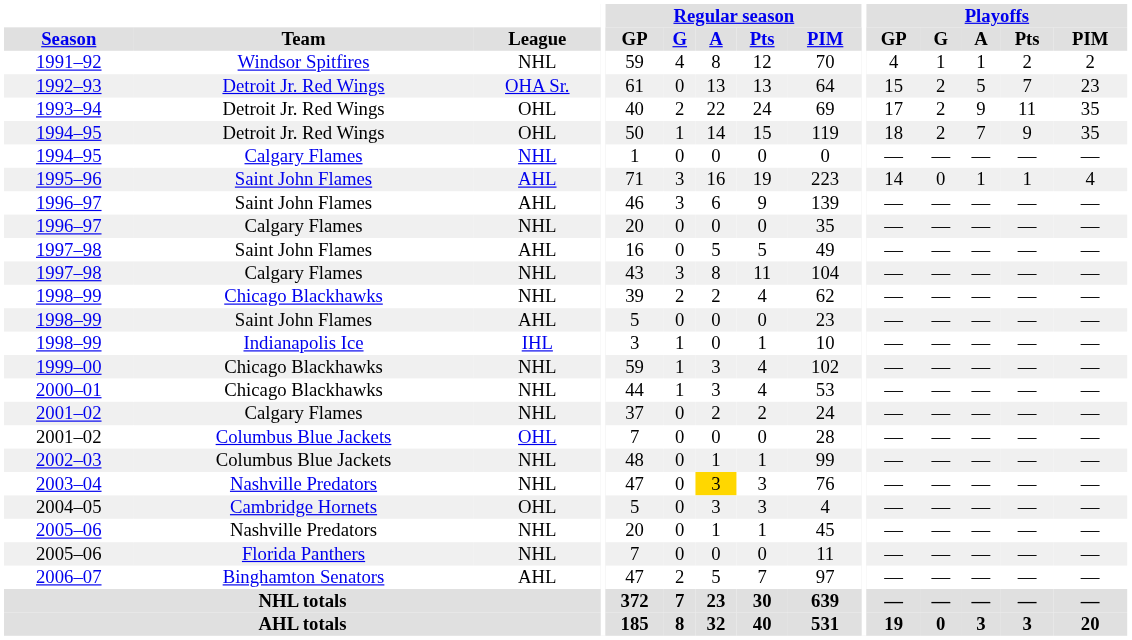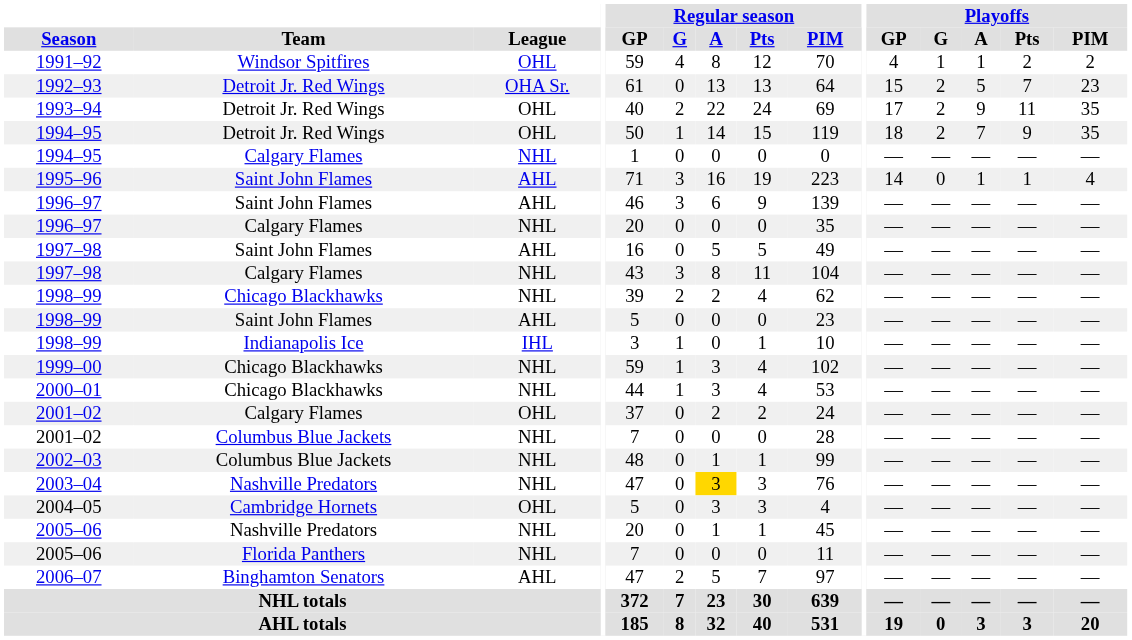(537, 62) NHL -> (537, 62) OHL
(537, 413) NHL -> (537, 413) OHL
(537, 436) OHL -> (537, 436) NHL
